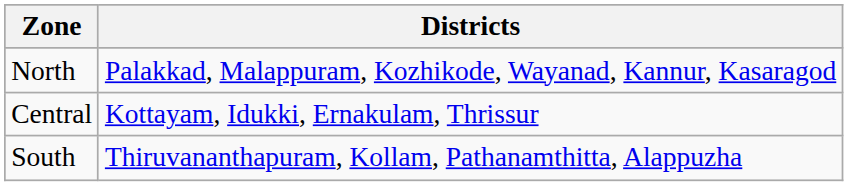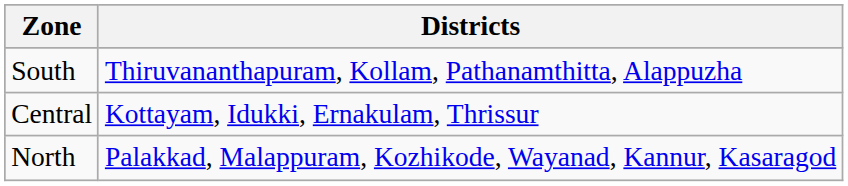rows swapped: (43, 157) <-> (43, 69)
